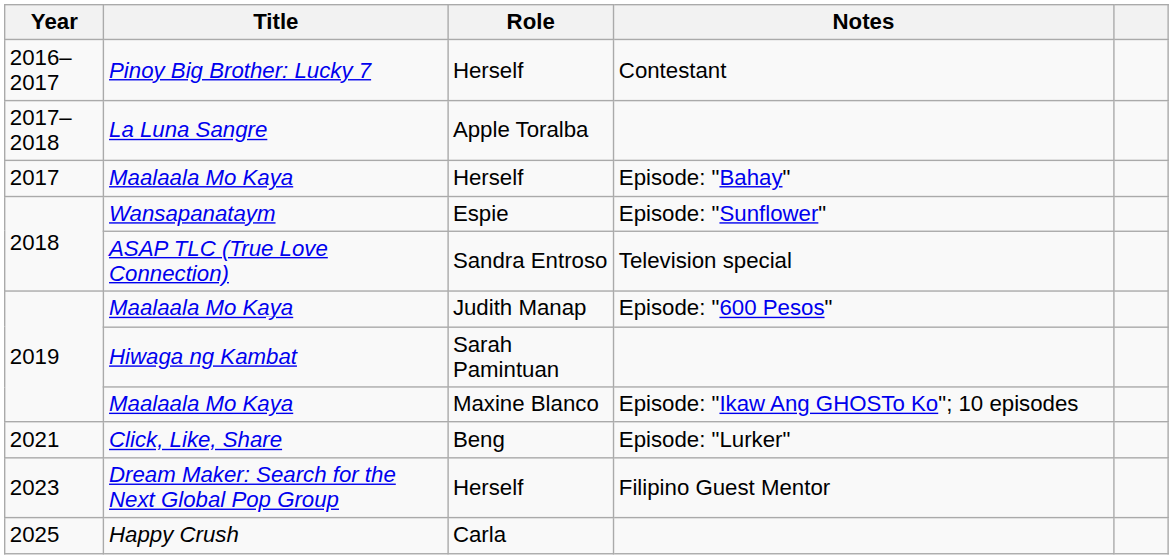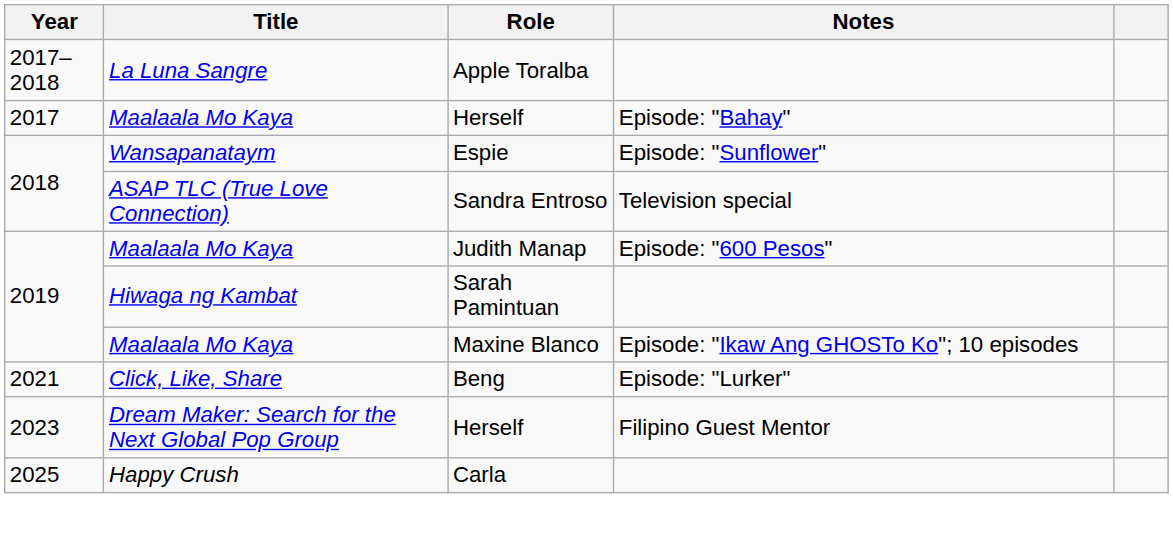- row: (240, 69)
